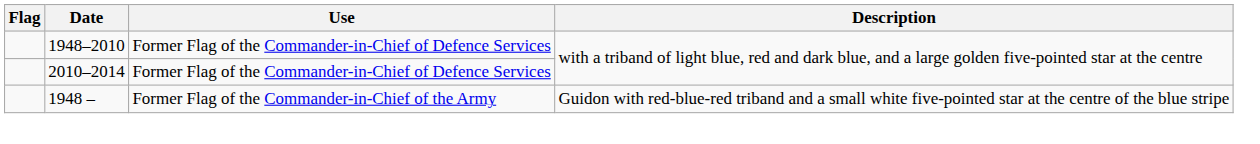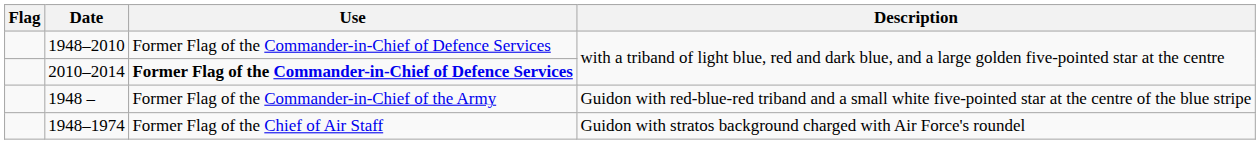(342, 71) normal -> (353, 71) bold
+ row: (86, 125)
